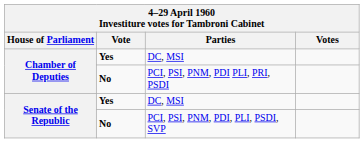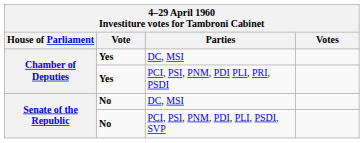(105, 78) No -> (106, 78) Yes
(106, 101) Yes -> (105, 101) No
